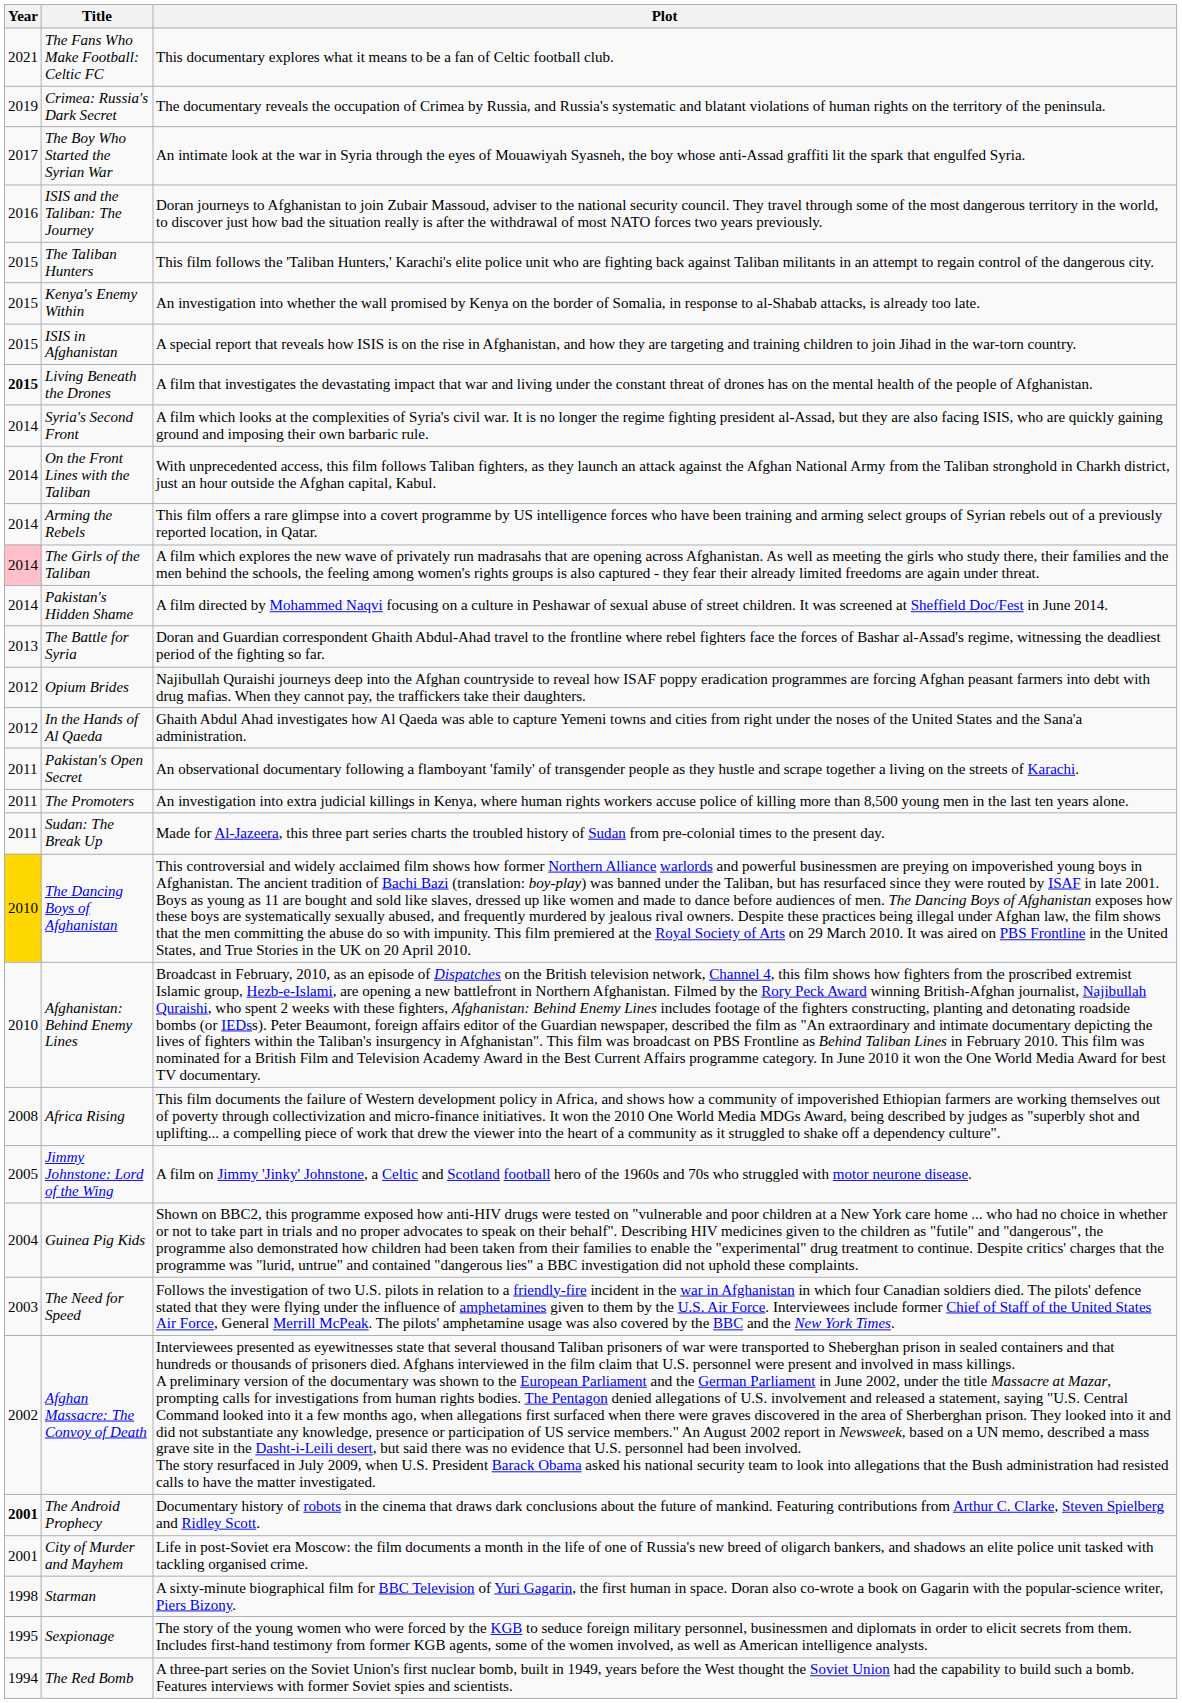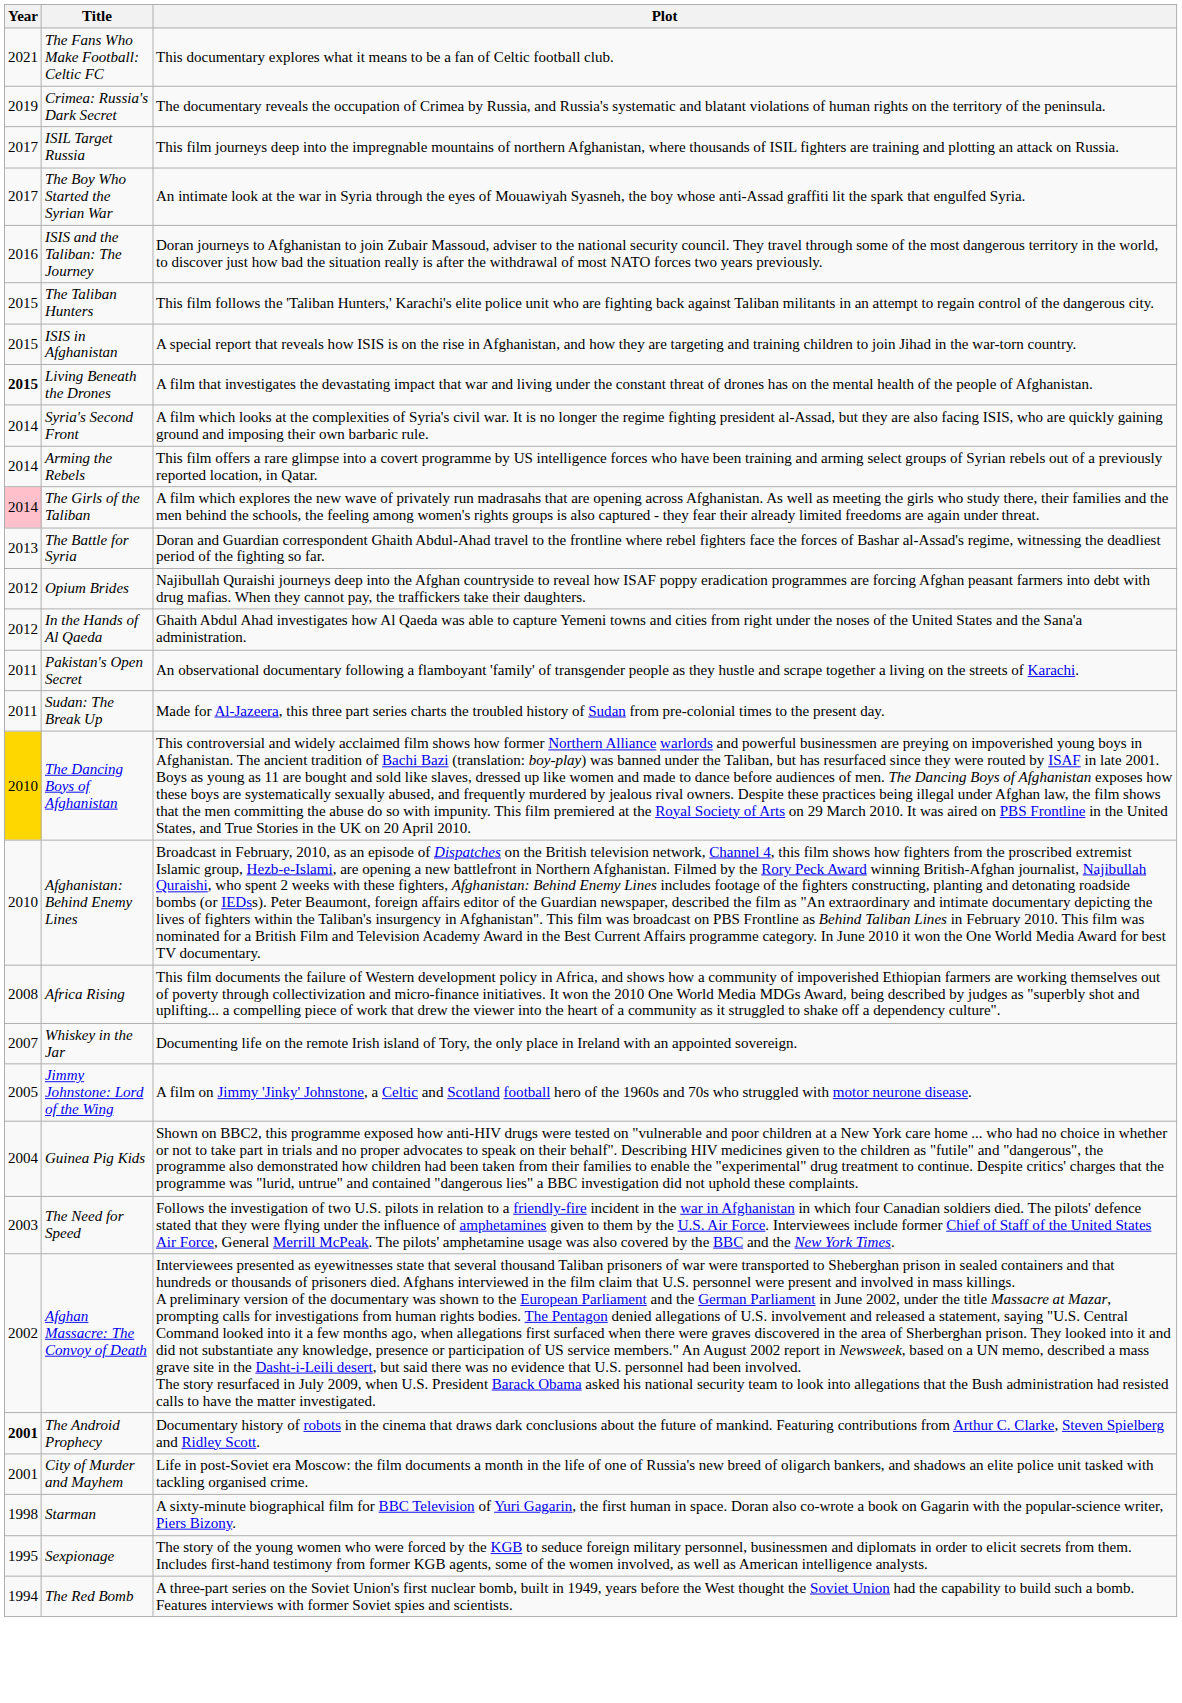+ row: (79, 147)
- row: (91, 303)
- row: (87, 474)
- row: (89, 605)
- row: (90, 801)
+ row: (89, 1043)
